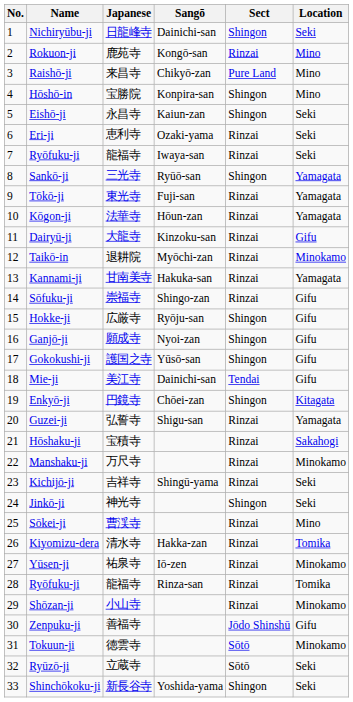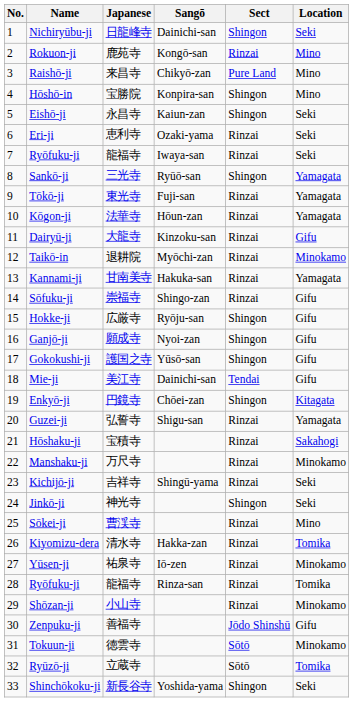(306, 666) Seki -> (313, 666) Tomika
